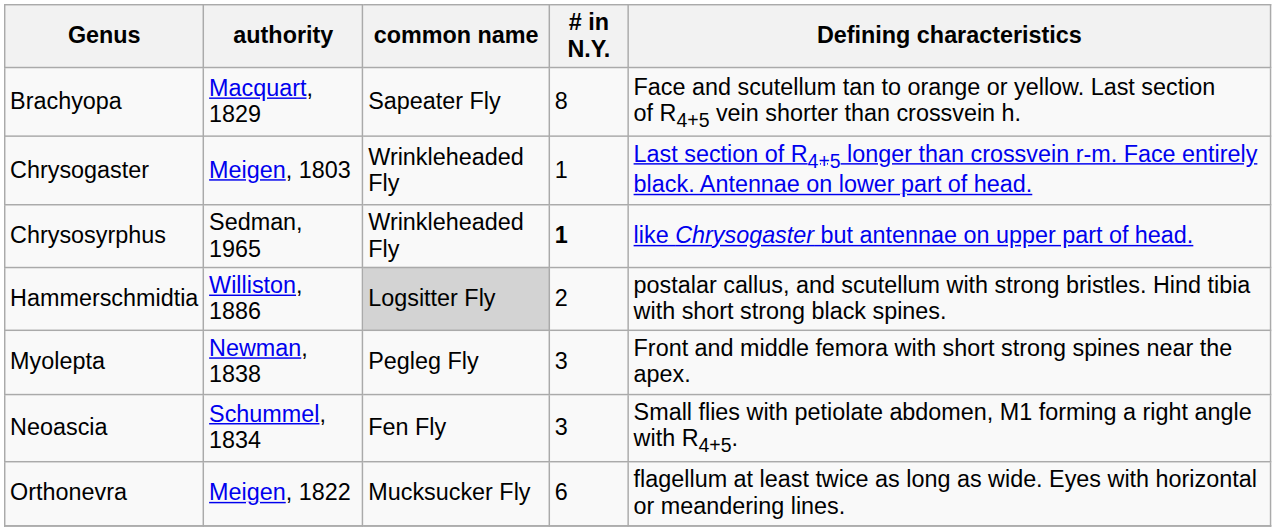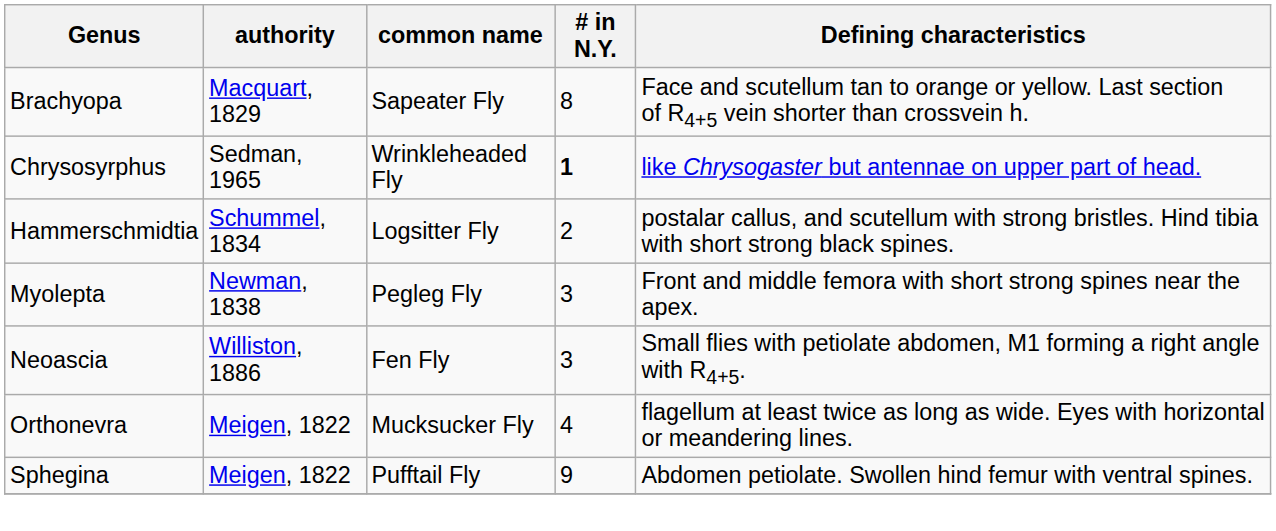- row: (80, 169)
(256, 298) Williston, 1886 -> (268, 230) Schummel, 1834
(432, 298) lightgrey background -> (435, 230) no background
(268, 427) Schummel, 1834 -> (256, 359) Williston, 1886
(561, 493) 6 -> (567, 425) 4
+ row: (59, 475)
